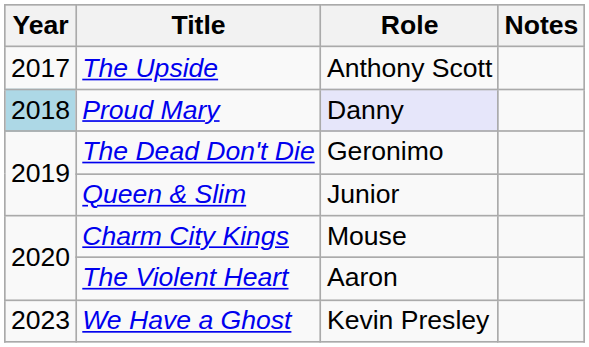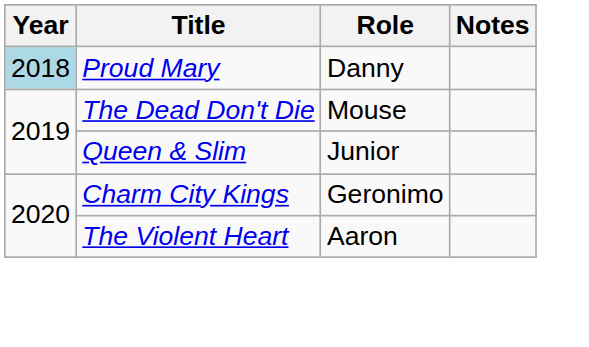- row: (150, 67)
(365, 109) lavender background -> (365, 67) no background
(385, 151) Geronimo -> (367, 109) Mouse
(367, 236) Mouse -> (385, 194) Geronimo
- row: (187, 320)
